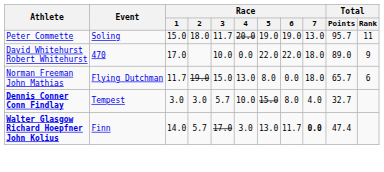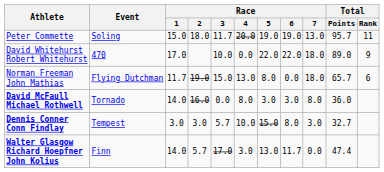+ row: (45, 101)
(315, 101) 4.0 -> (315, 123) 3.0
(315, 128) bold -> (315, 151) normal
